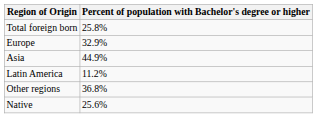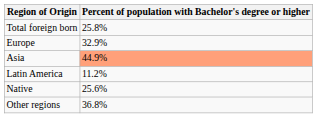(95, 58) no background -> (95, 58) lightsalmon background
rows swapped: (33, 89) <-> (20, 105)
